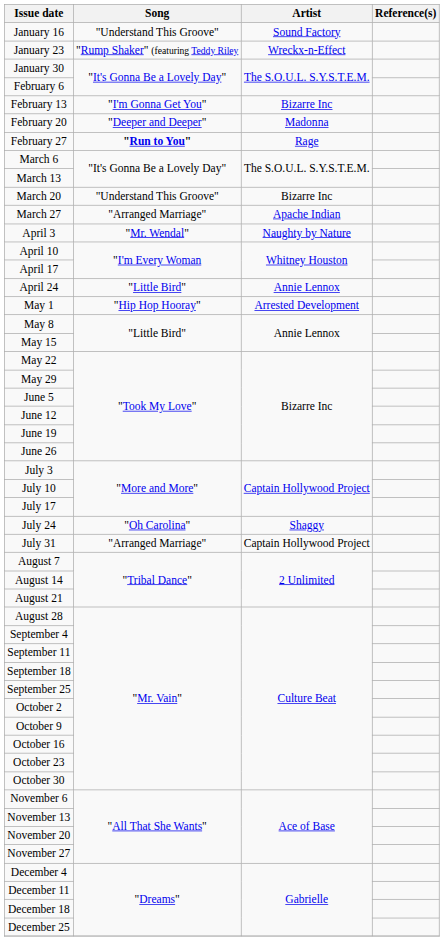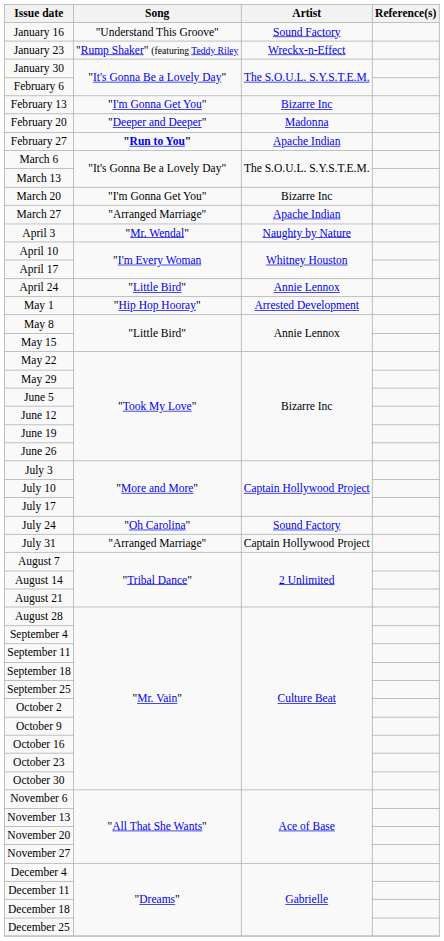(307, 141) Rage -> (307, 141) Apache Indian
(157, 196) "Understand This Groove" -> (157, 196) "I'm Gonna Get You"
(307, 525) Shaggy -> (307, 525) Sound Factory
